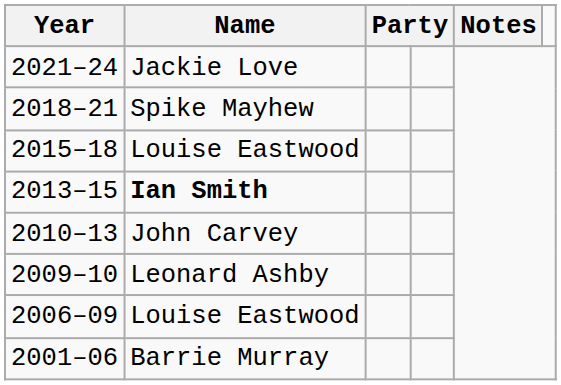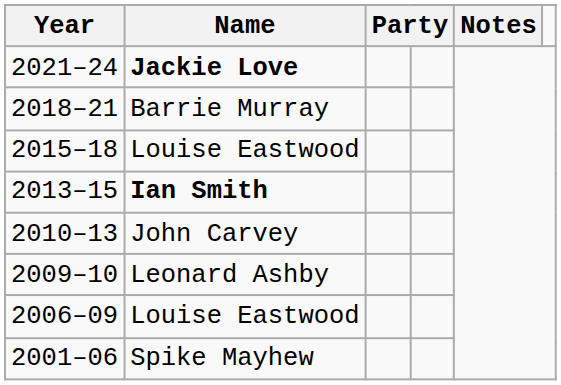(214, 67) normal -> (214, 67) bold
(222, 109) Spike Mayhew -> (230, 109) Barrie Murray
(230, 358) Barrie Murray -> (222, 358) Spike Mayhew
